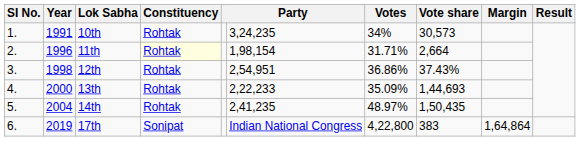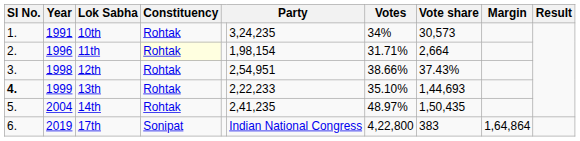(388, 70) 36.86% -> (388, 70) 38.66%
(12, 88) normal -> (12, 88) bold
(59, 88) 2000 -> (59, 88) 1999
(388, 88) 35.09% -> (388, 88) 35.10%
